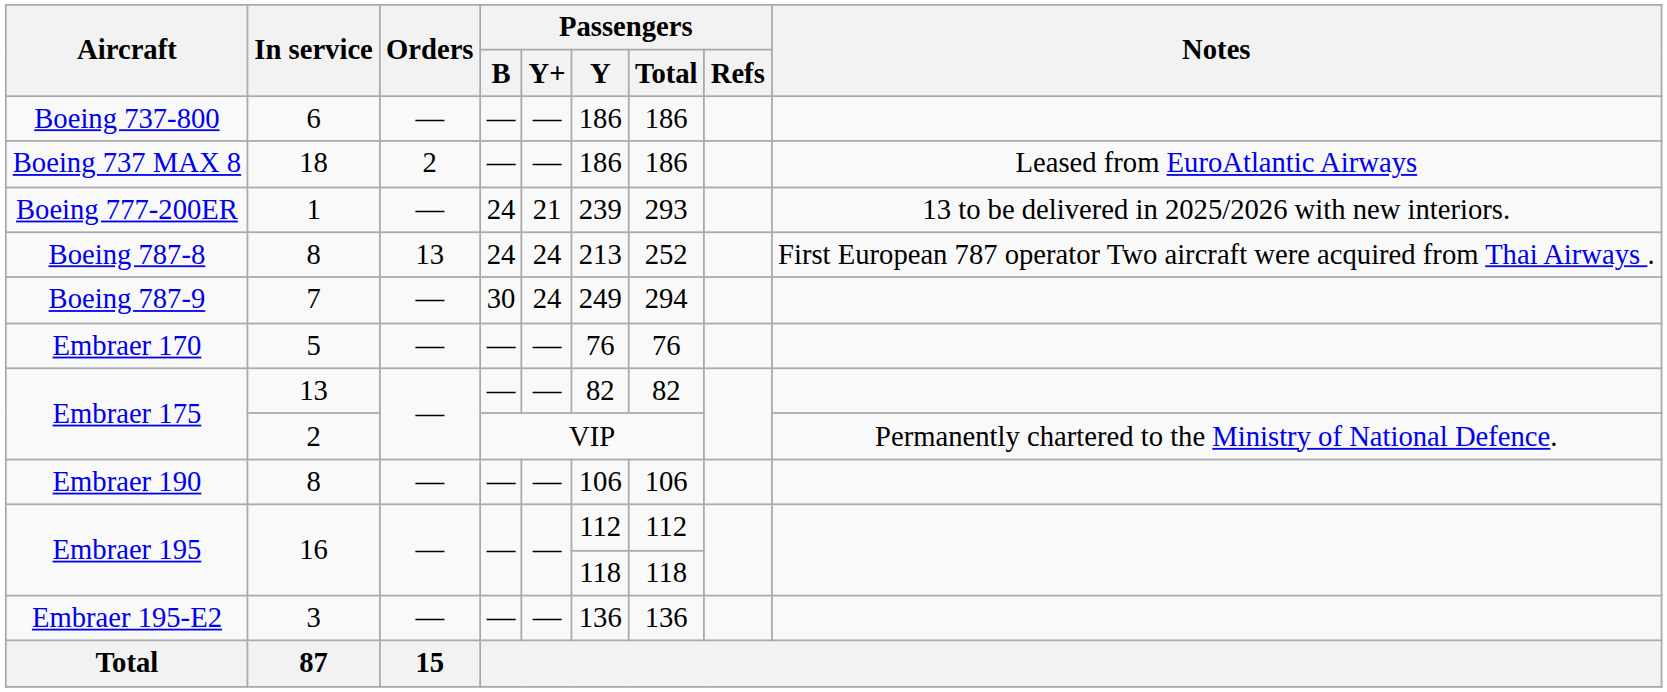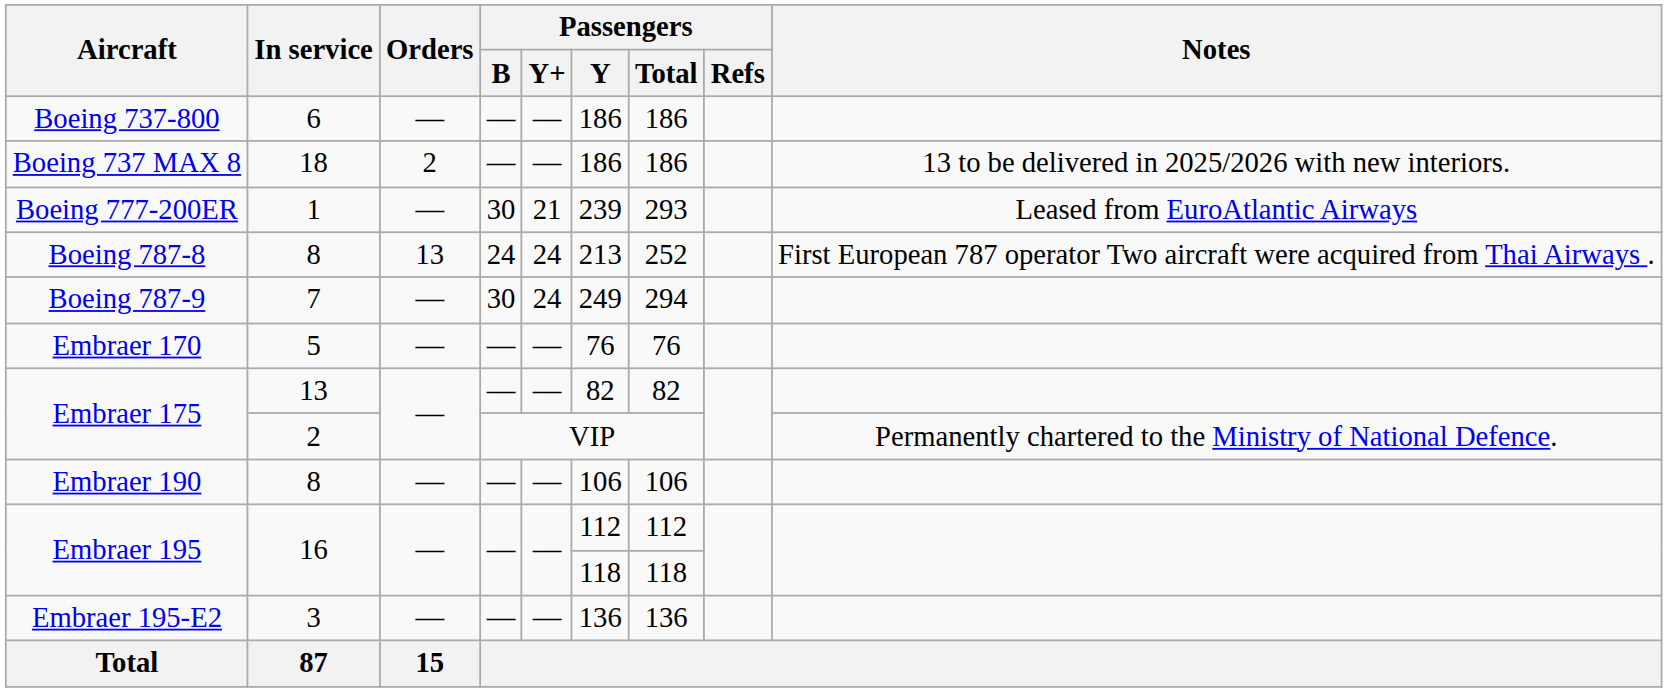(1216, 163) Leased from EuroAtlantic Airways -> (1216, 163) 13 to be delivered in 2025/2026 with new interiors.
(501, 208) 24 -> (501, 208) 30
(1216, 208) 13 to be delivered in 2025/2026 with new interiors. -> (1216, 208) Leased from EuroAtlantic Airways
